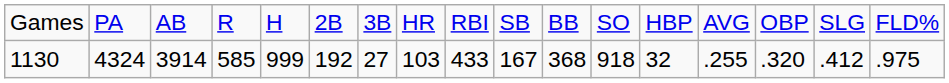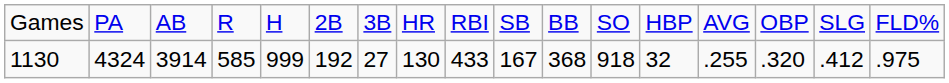(421, 58) 103 -> (421, 58) 130
